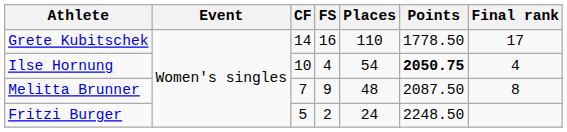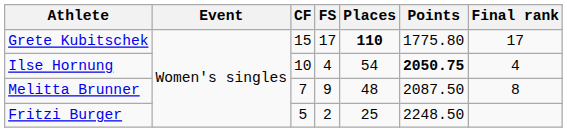(303, 41) 14 -> (303, 41) 15
(327, 41) 16 -> (327, 41) 17
(370, 41) normal -> (370, 41) bold
(434, 41) 1778.50 -> (434, 41) 1775.80
(370, 115) 24 -> (370, 115) 25
